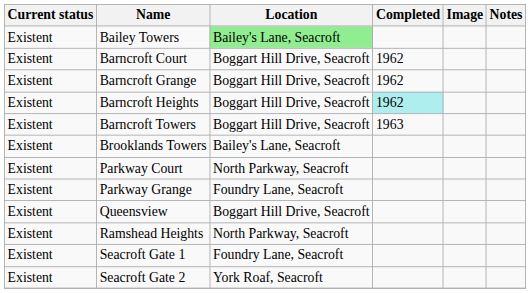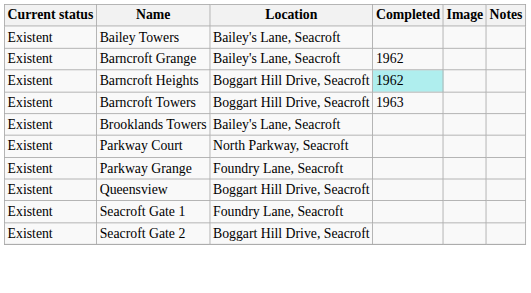(277, 37) lightgreen background -> (277, 37) no background
- row: (143, 59)
(291, 80) Boggart Hill Drive, Seacroft -> (277, 59) Bailey's Lane, Seacroft
- row: (151, 233)
(268, 277) York Roaf, Seacroft -> (291, 233) Boggart Hill Drive, Seacroft
